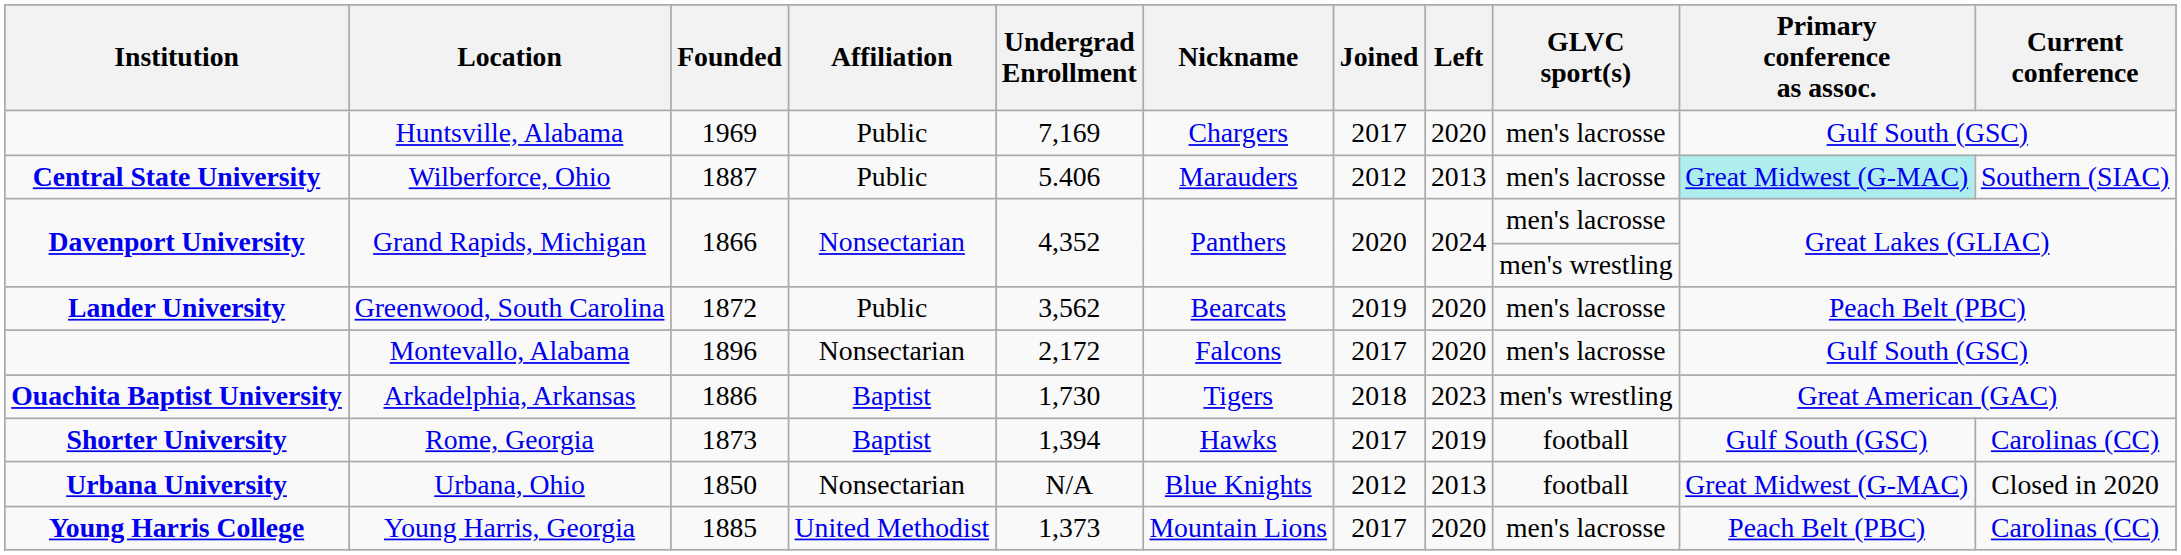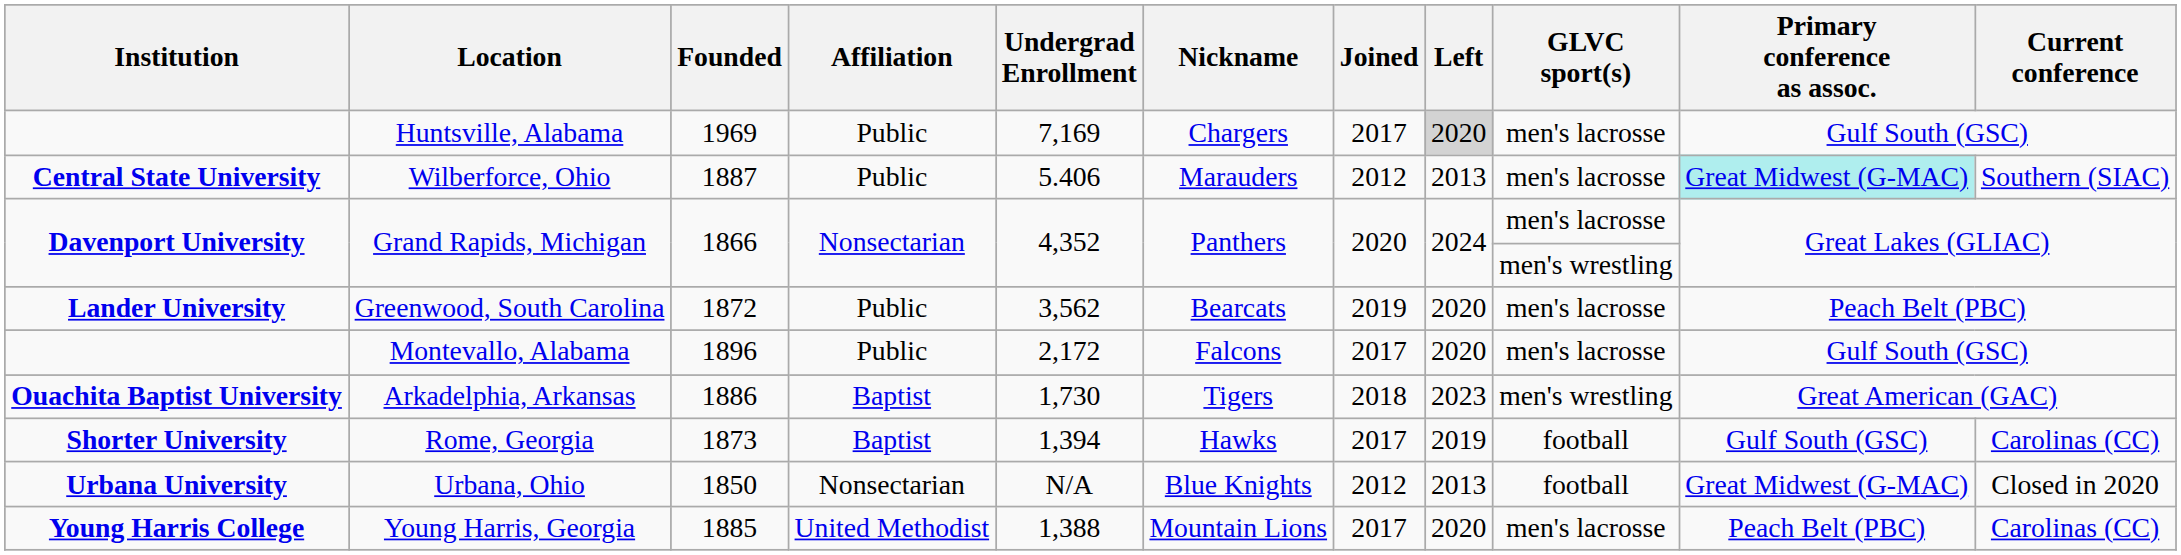(1459, 132) no background -> (1459, 132) lightgrey background
(892, 352) Nonsectarian -> (892, 352) Public
(1069, 527) 1,373 -> (1069, 527) 1,388
